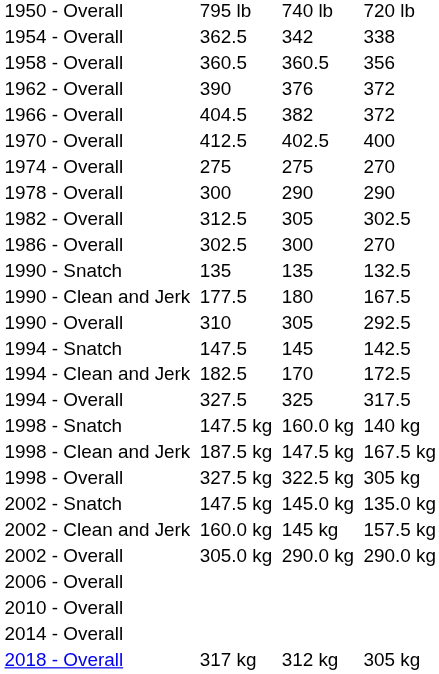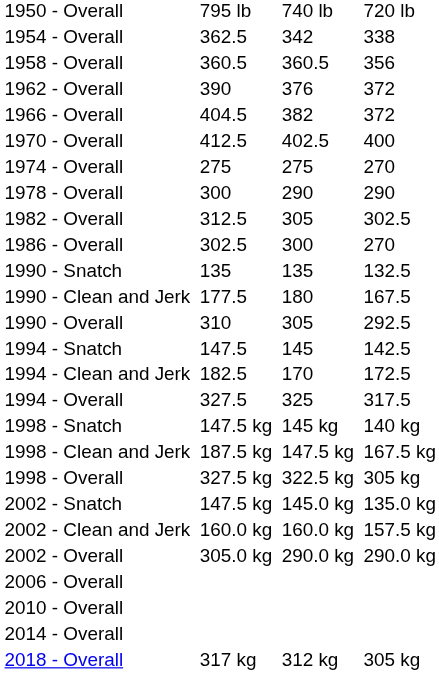(318, 426) 160.0 kg -> (310, 426) 145 kg
(310, 530) 145 kg -> (318, 530) 160.0 kg
